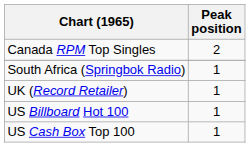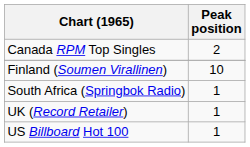+ row: (87, 70)
- row: (71, 132)
